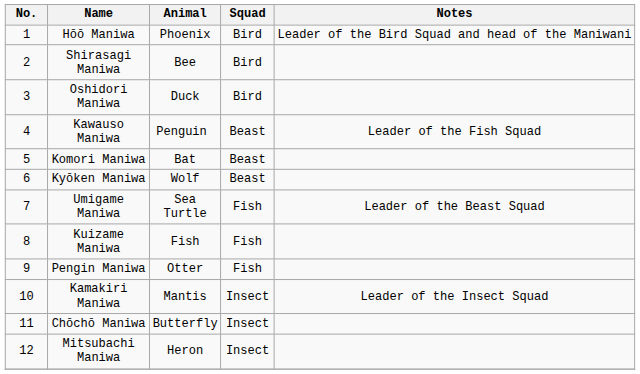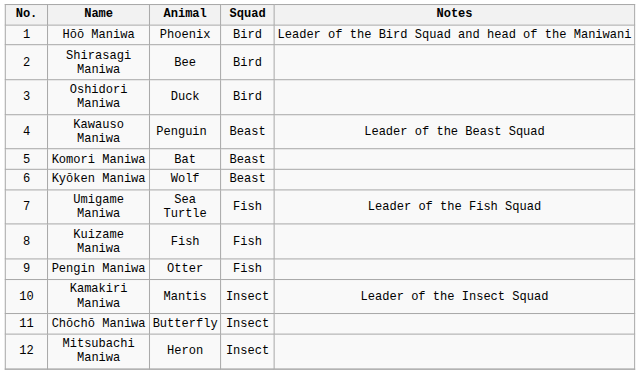(454, 131) Leader of the Fish Squad -> (454, 131) Leader of the Beast Squad
(454, 207) Leader of the Beast Squad -> (454, 207) Leader of the Fish Squad
